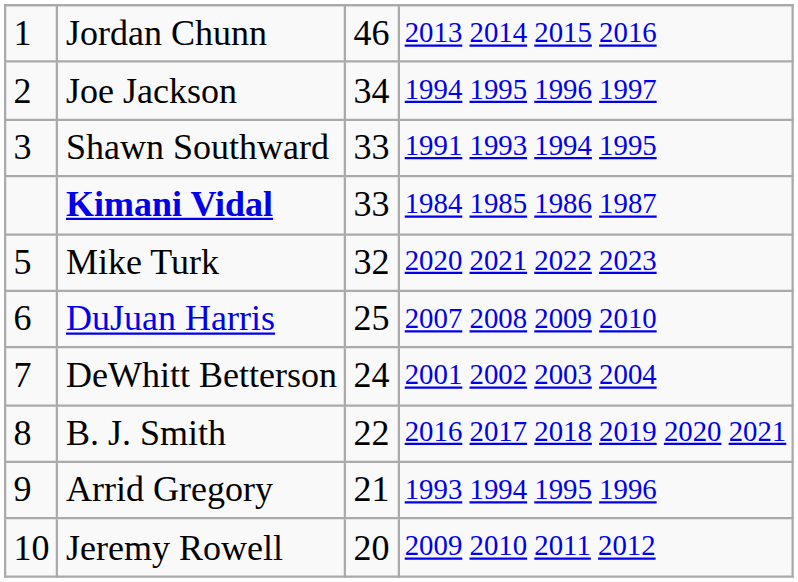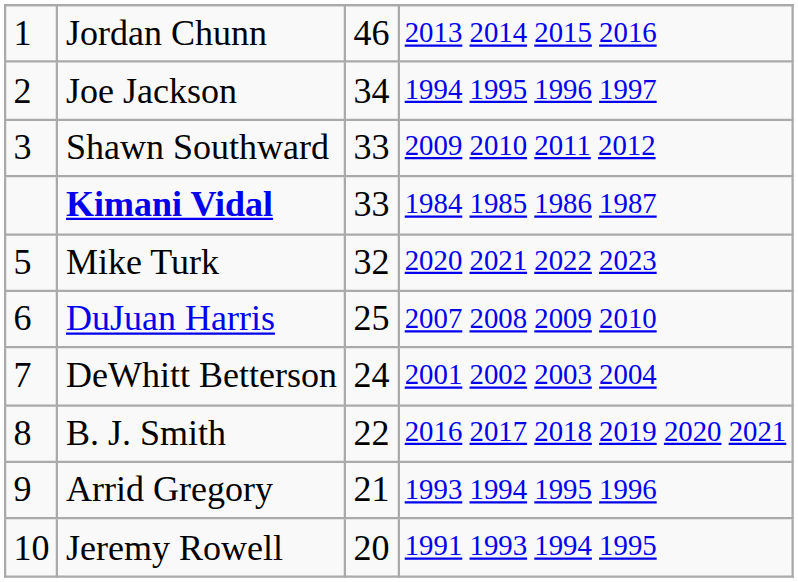(531, 147) 1991 1993 1994 1995 -> (530, 147) 2009 2010 2011 2012
(530, 546) 2009 2010 2011 2012 -> (531, 546) 1991 1993 1994 1995
